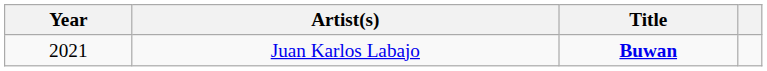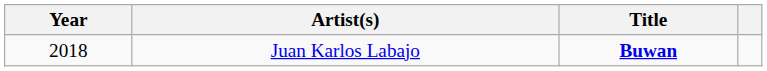(68, 50) 2021 -> (68, 50) 2018
